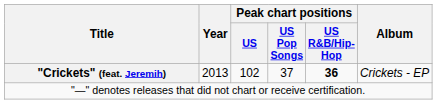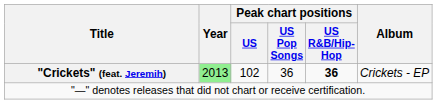(215, 73) no background -> (215, 73) lightgreen background
(287, 73) 37 -> (287, 73) 36
